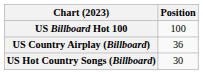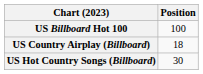(178, 45) 36 -> (178, 45) 18
